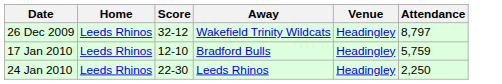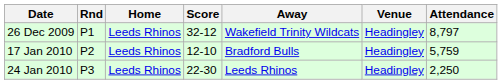+ column: (91, 13)
